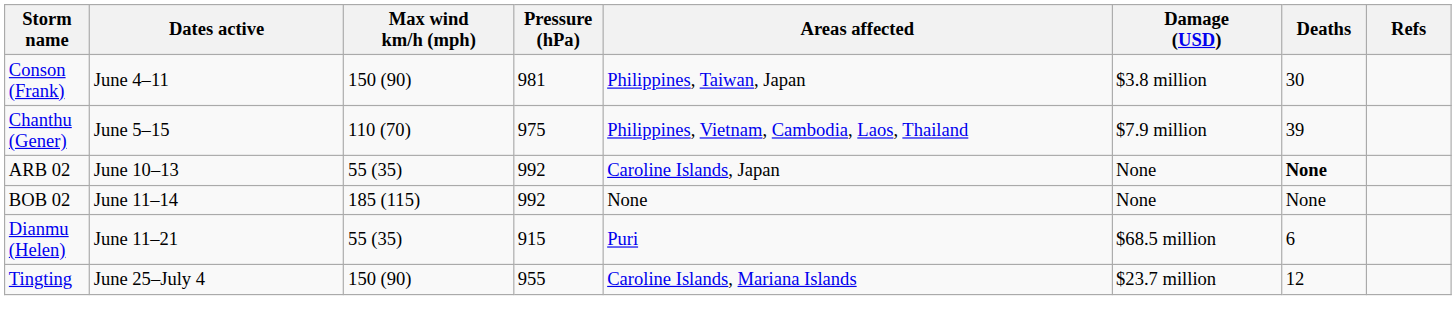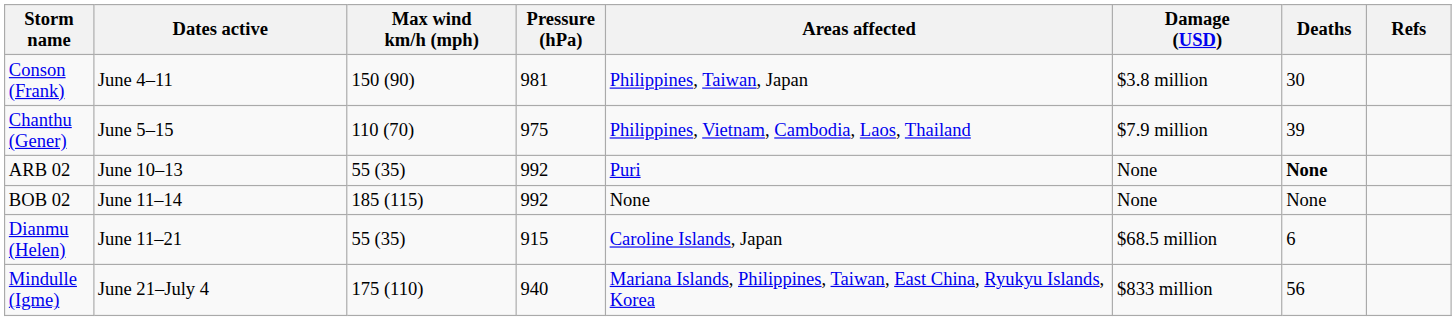(694, 170) Caroline Islands, Japan -> (625, 170) Puri
(623, 239) Puri -> (696, 239) Caroline Islands, Japan
+ row: (43, 289)
- row: (40, 279)
